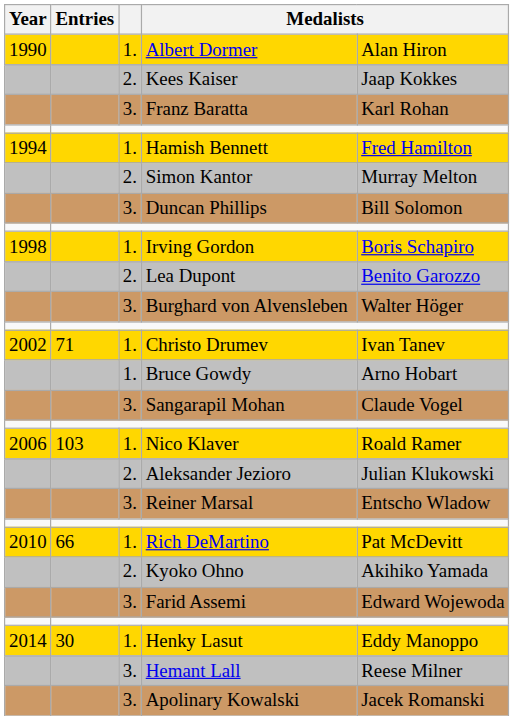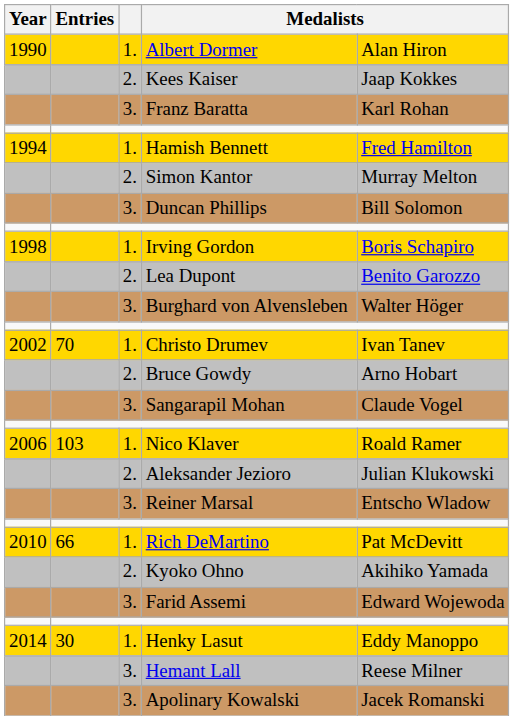(65, 345) 71 -> (65, 345) 70
(130, 374) 1. -> (130, 374) 2.
